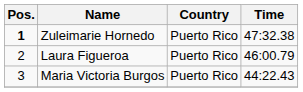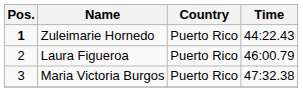(269, 35) 47:32.38 -> (269, 35) 44:22.43
(269, 76) 44:22.43 -> (269, 76) 47:32.38
